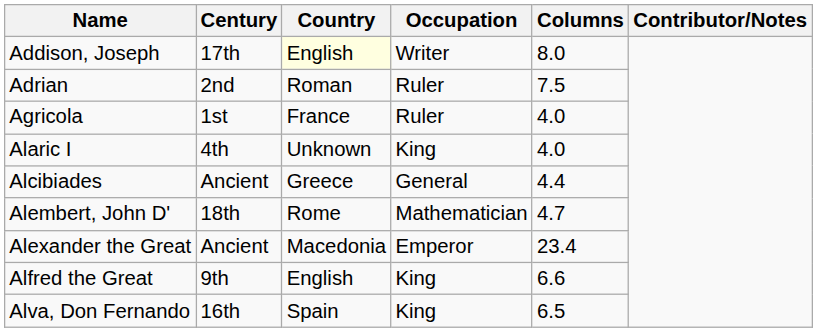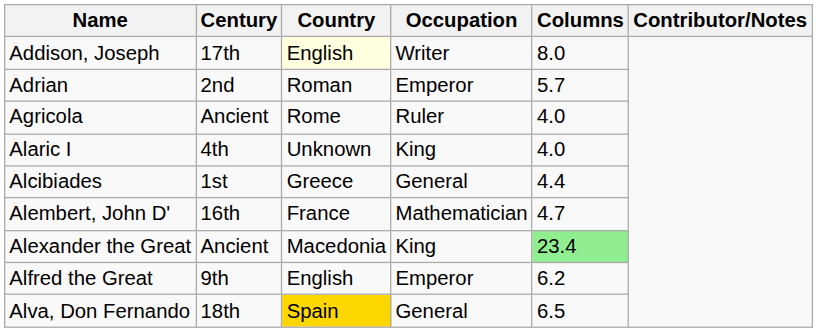(420, 85) Ruler -> (434, 85) Emperor
(551, 85) 7.5 -> (551, 85) 5.7
(214, 117) 1st -> (234, 117) Ancient
(318, 117) France -> (314, 117) Rome
(234, 181) Ancient -> (214, 181) 1st
(220, 213) 18th -> (220, 213) 16th
(314, 213) Rome -> (318, 213) France
(434, 246) Emperor -> (416, 246) King
(557, 246) no background -> (557, 246) lightgreen background
(416, 278) King -> (434, 278) Emperor
(551, 278) 6.6 -> (551, 278) 6.2
(220, 310) 16th -> (220, 310) 18th
(313, 310) no background -> (313, 310) gold background
(416, 310) King -> (432, 310) General
